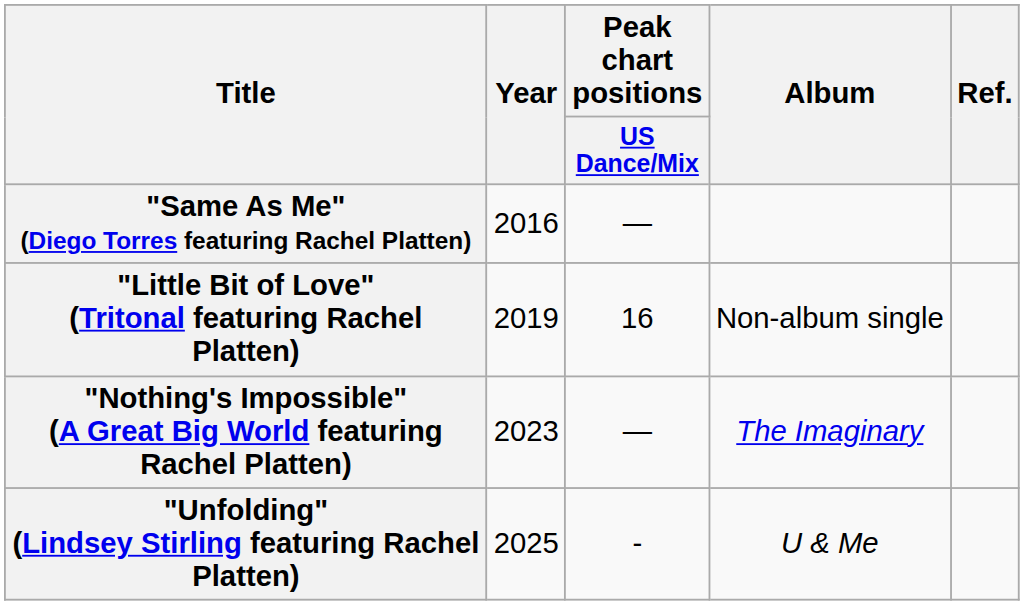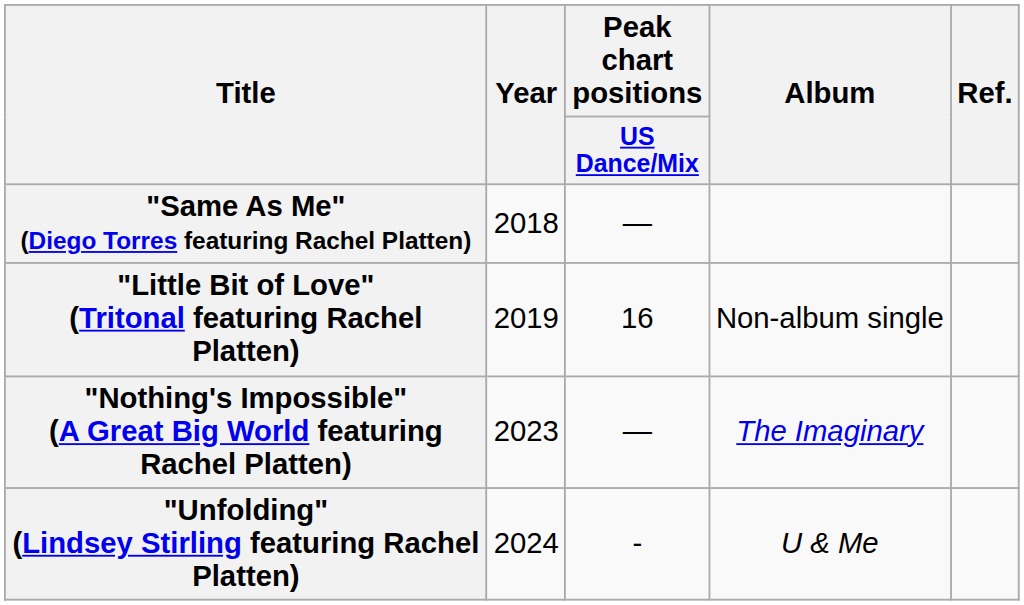(526, 223) 2016 -> (526, 223) 2018
(526, 543) 2025 -> (526, 543) 2024
